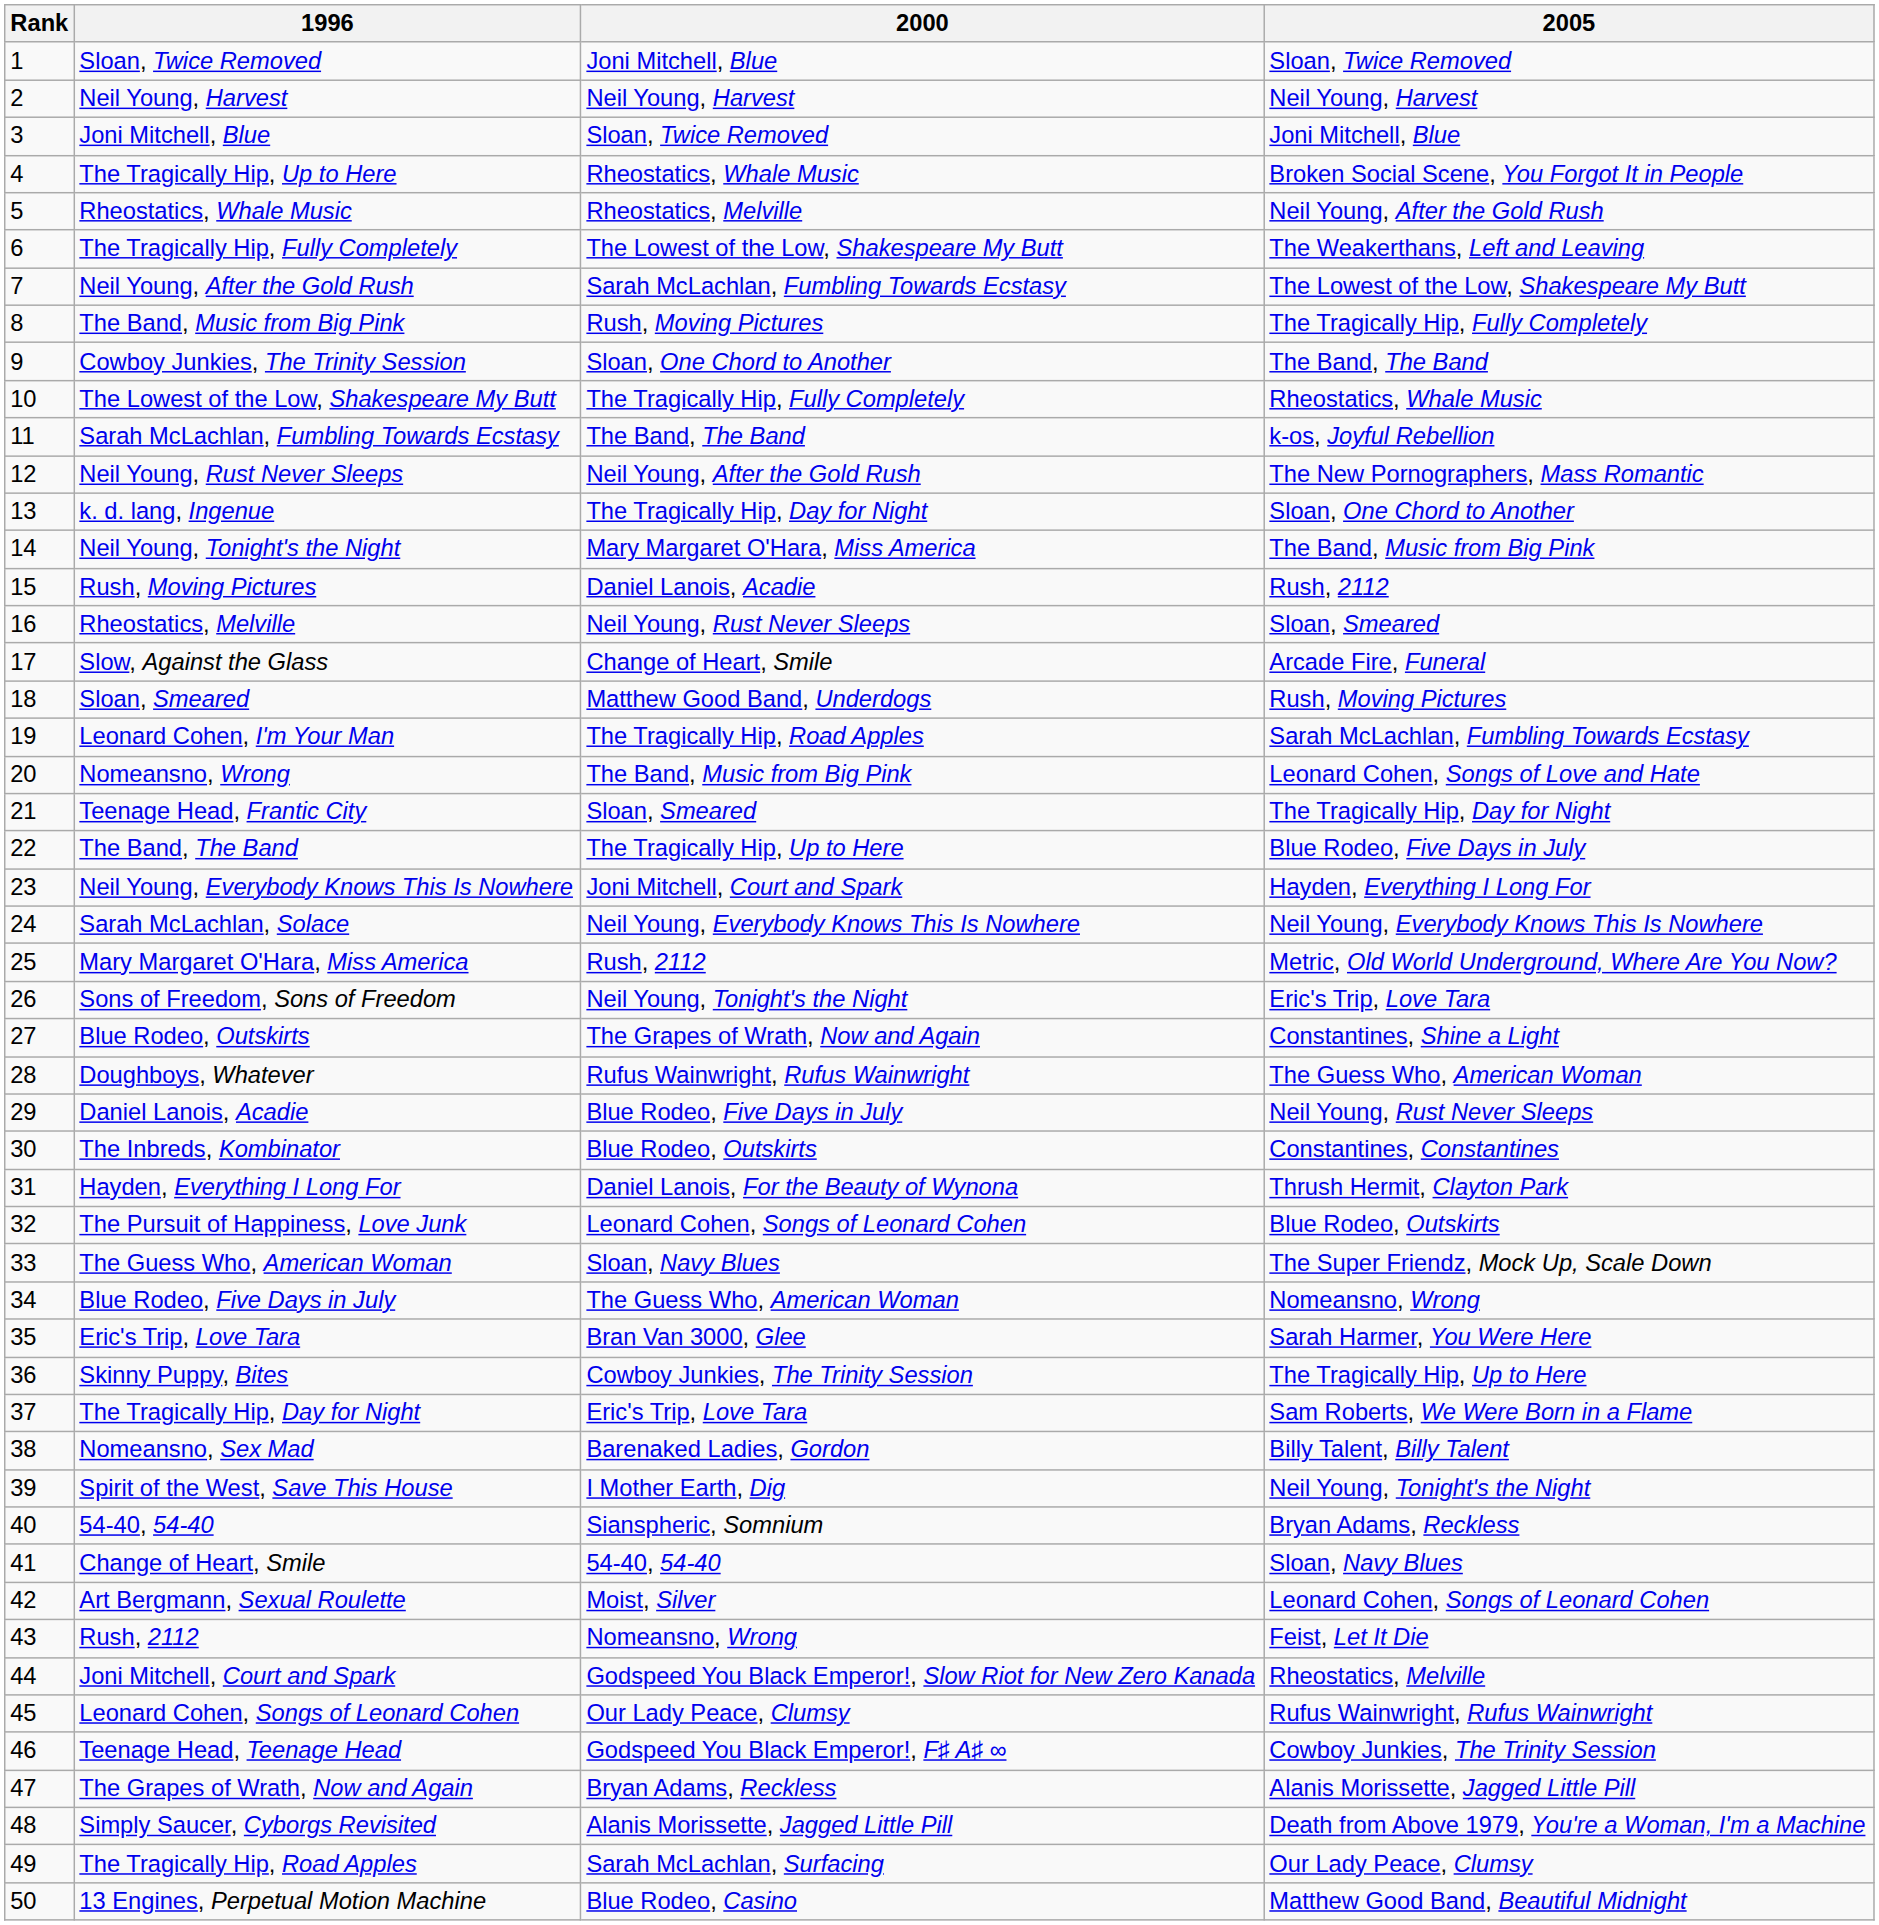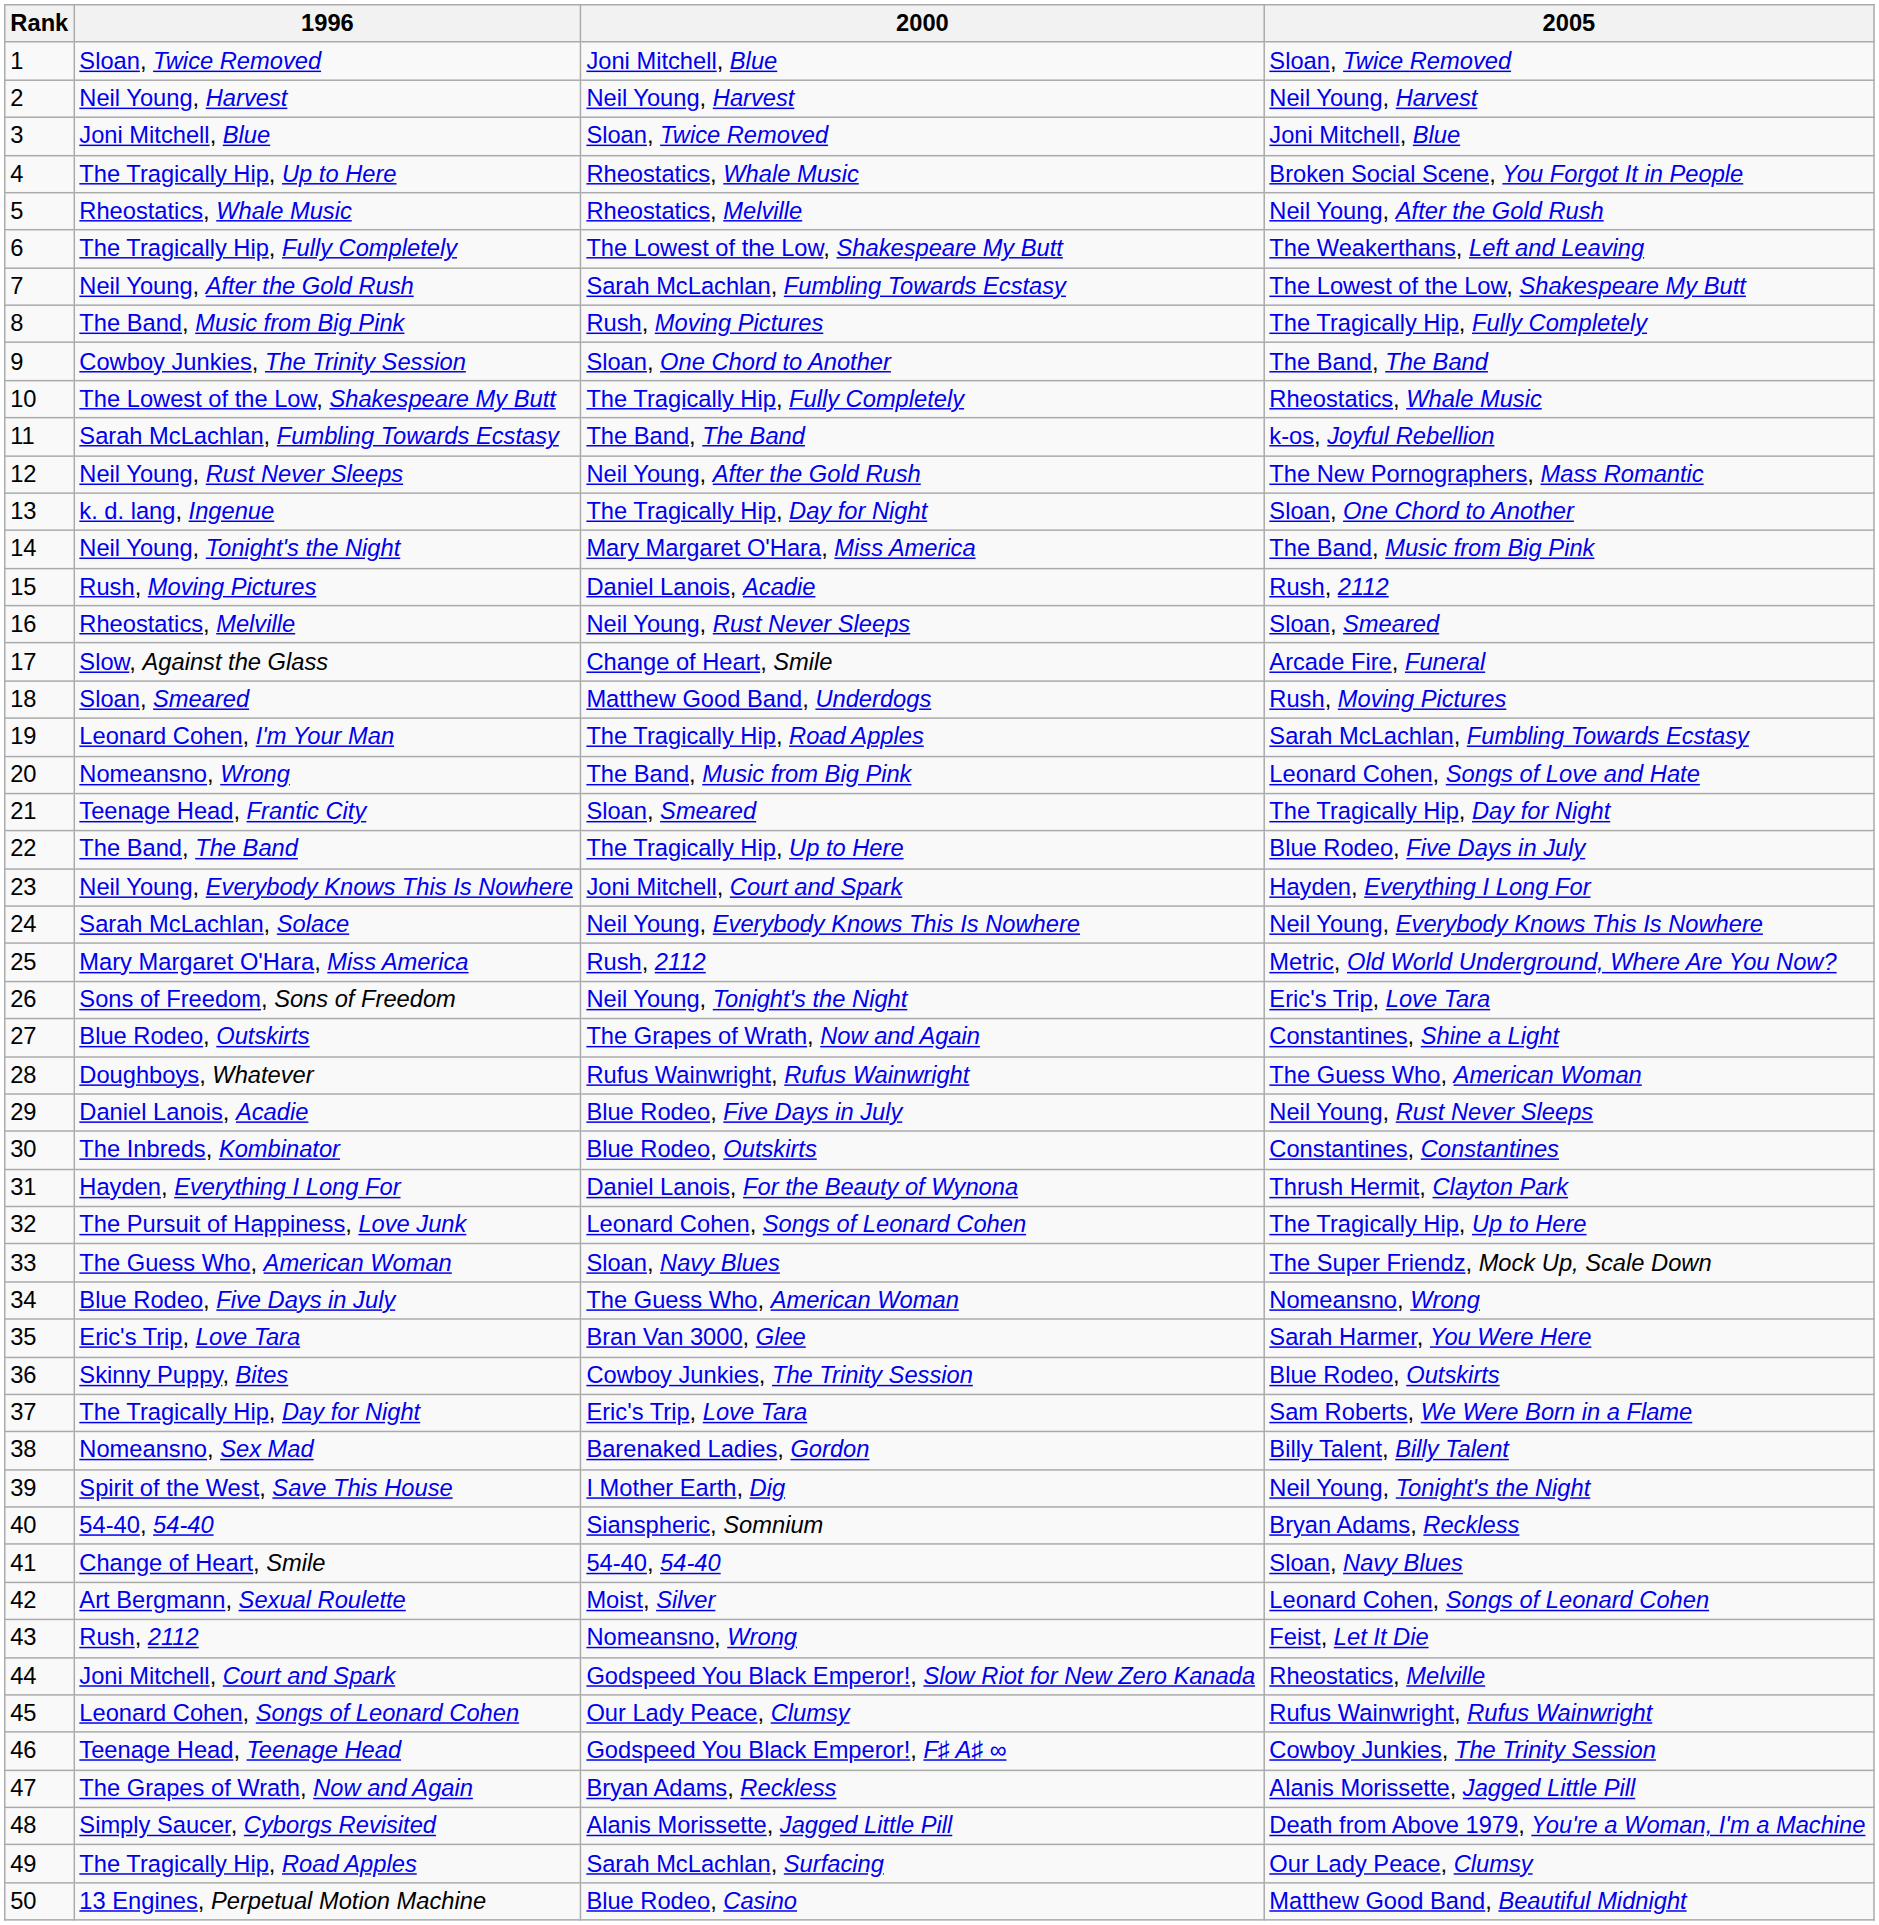(1385, 1225) Blue Rodeo, Outskirts -> (1428, 1225) The Tragically Hip, Up to Here
(1428, 1375) The Tragically Hip, Up to Here -> (1385, 1375) Blue Rodeo, Outskirts
